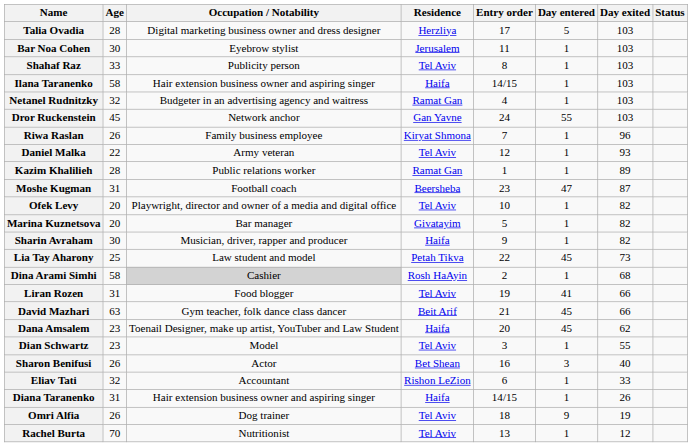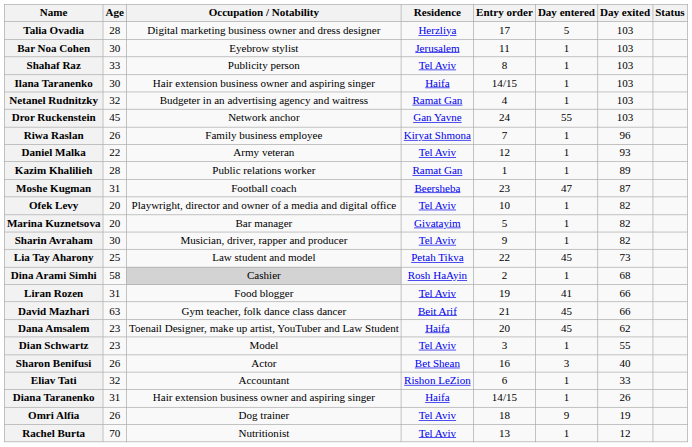(115, 83) 58 -> (115, 83) 30
(437, 240) Haifa -> (437, 240) Tel Aviv
